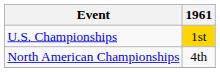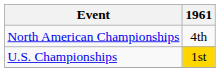rows swapped: (93, 57) <-> (62, 36)
